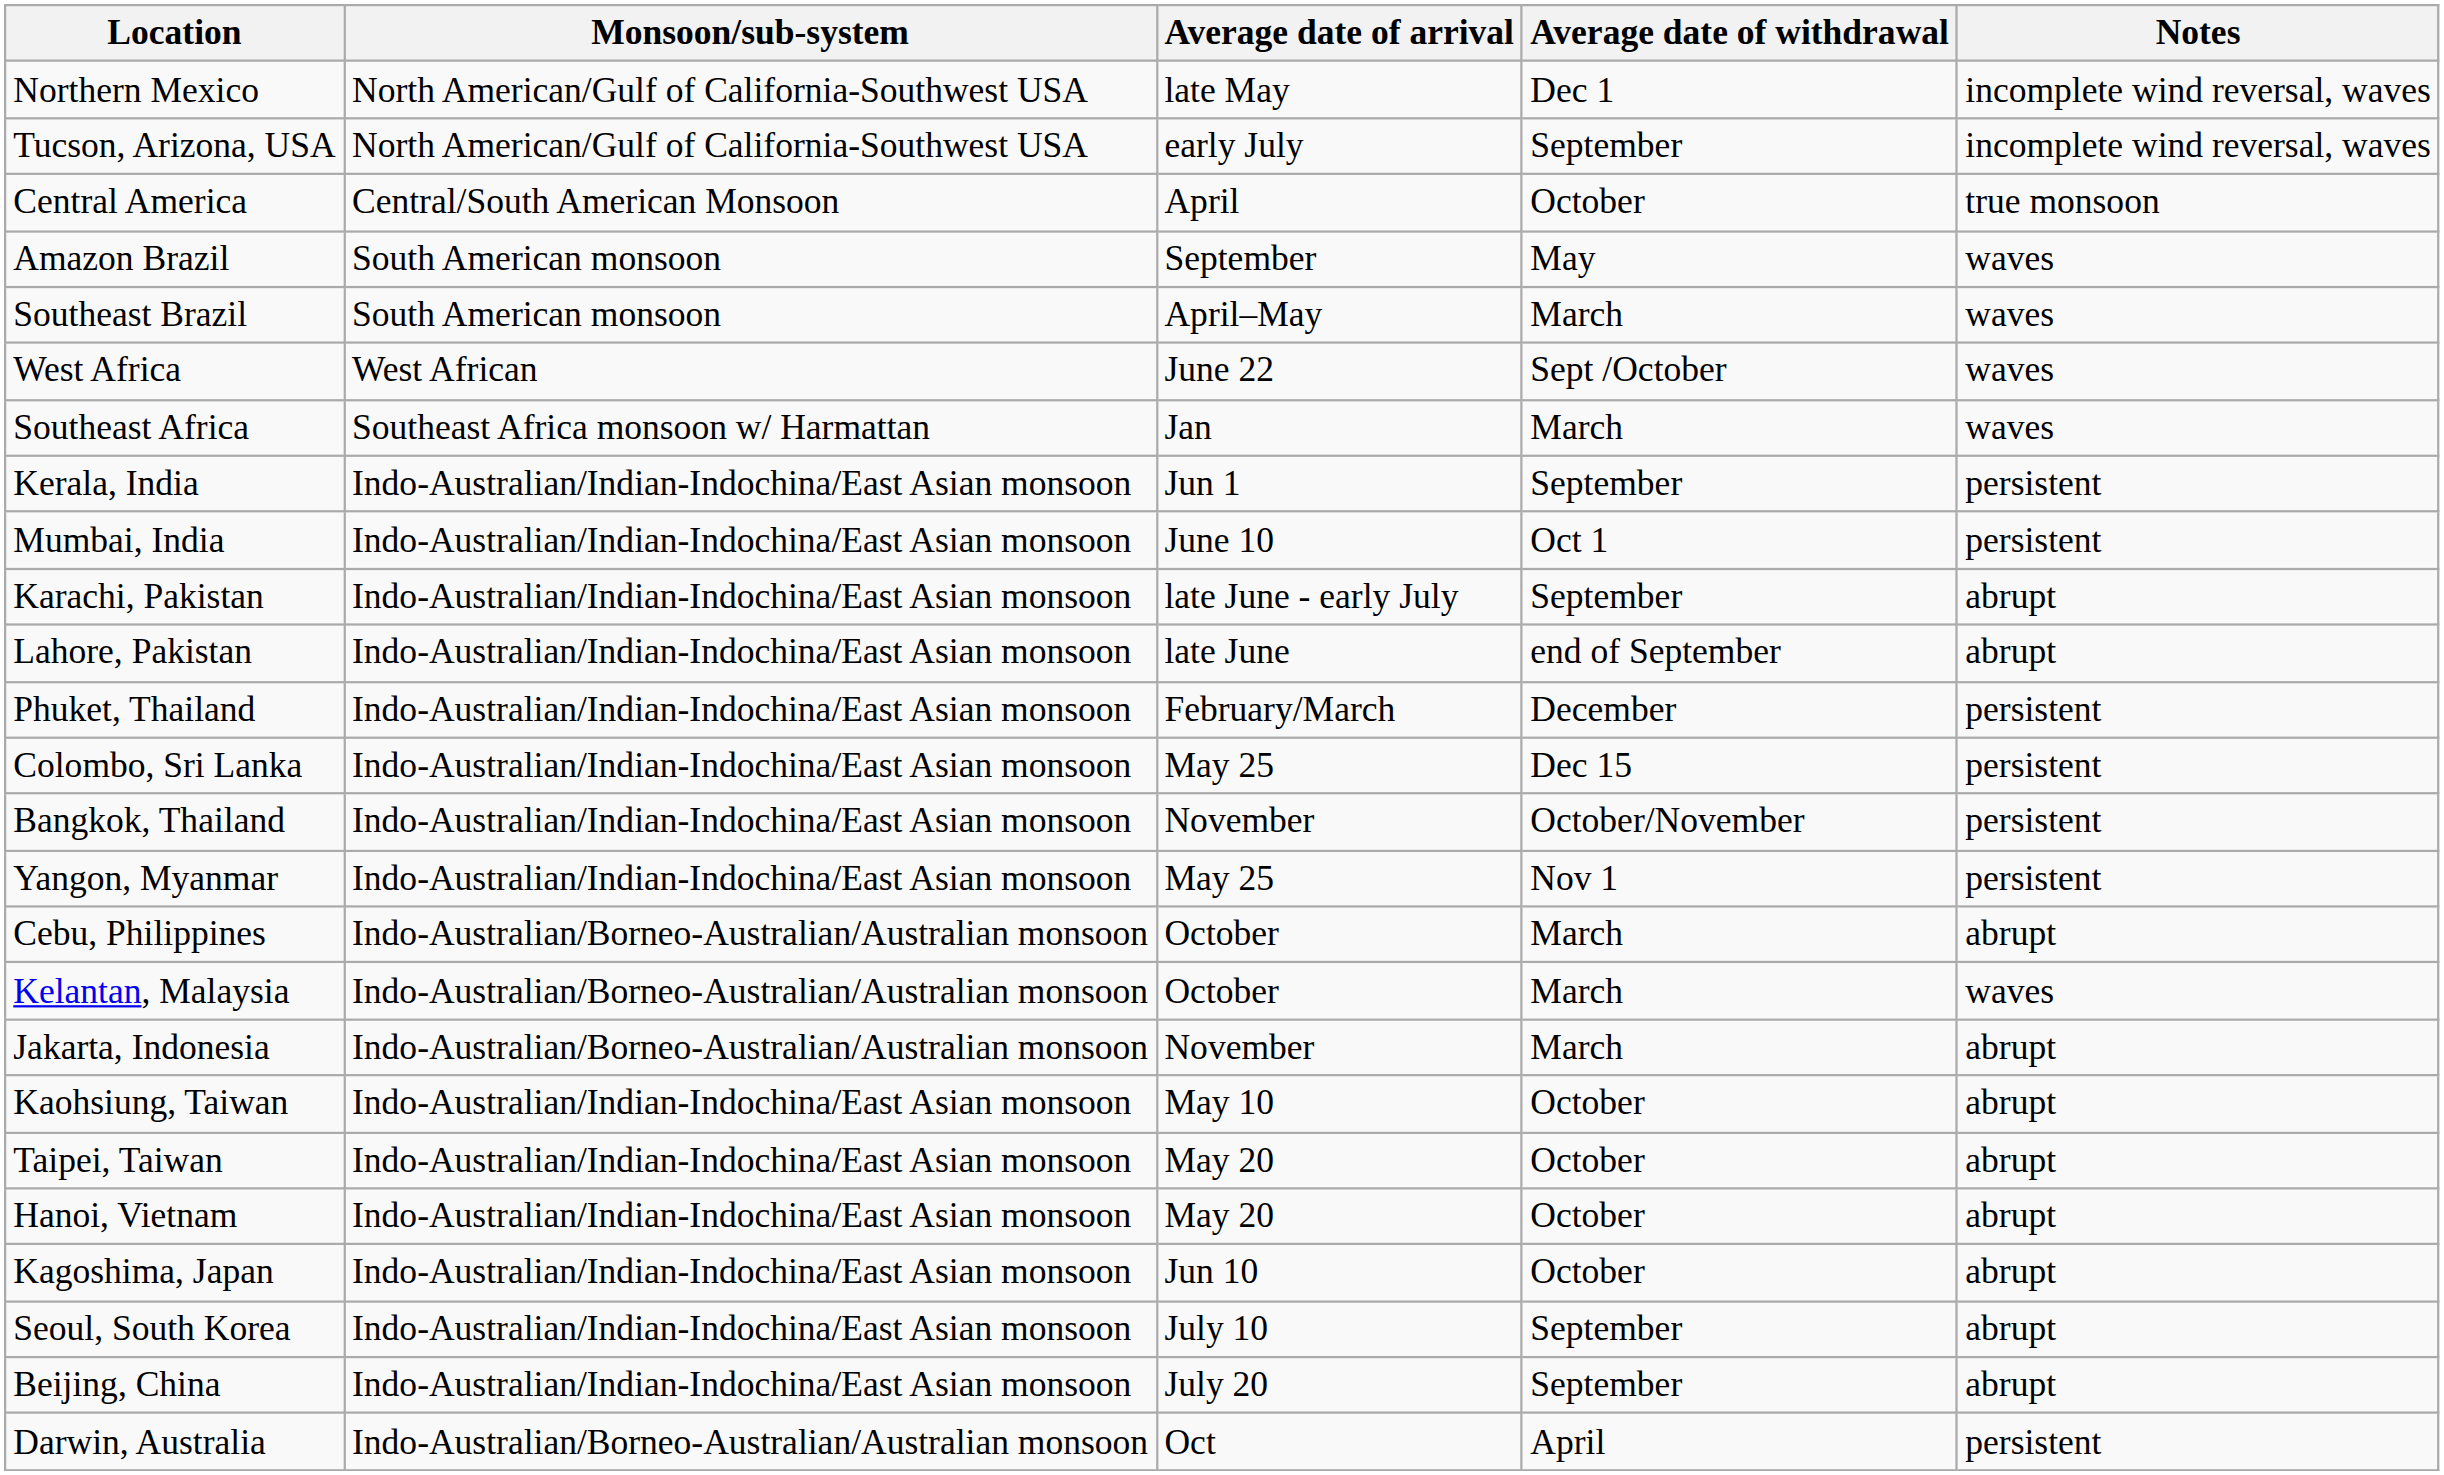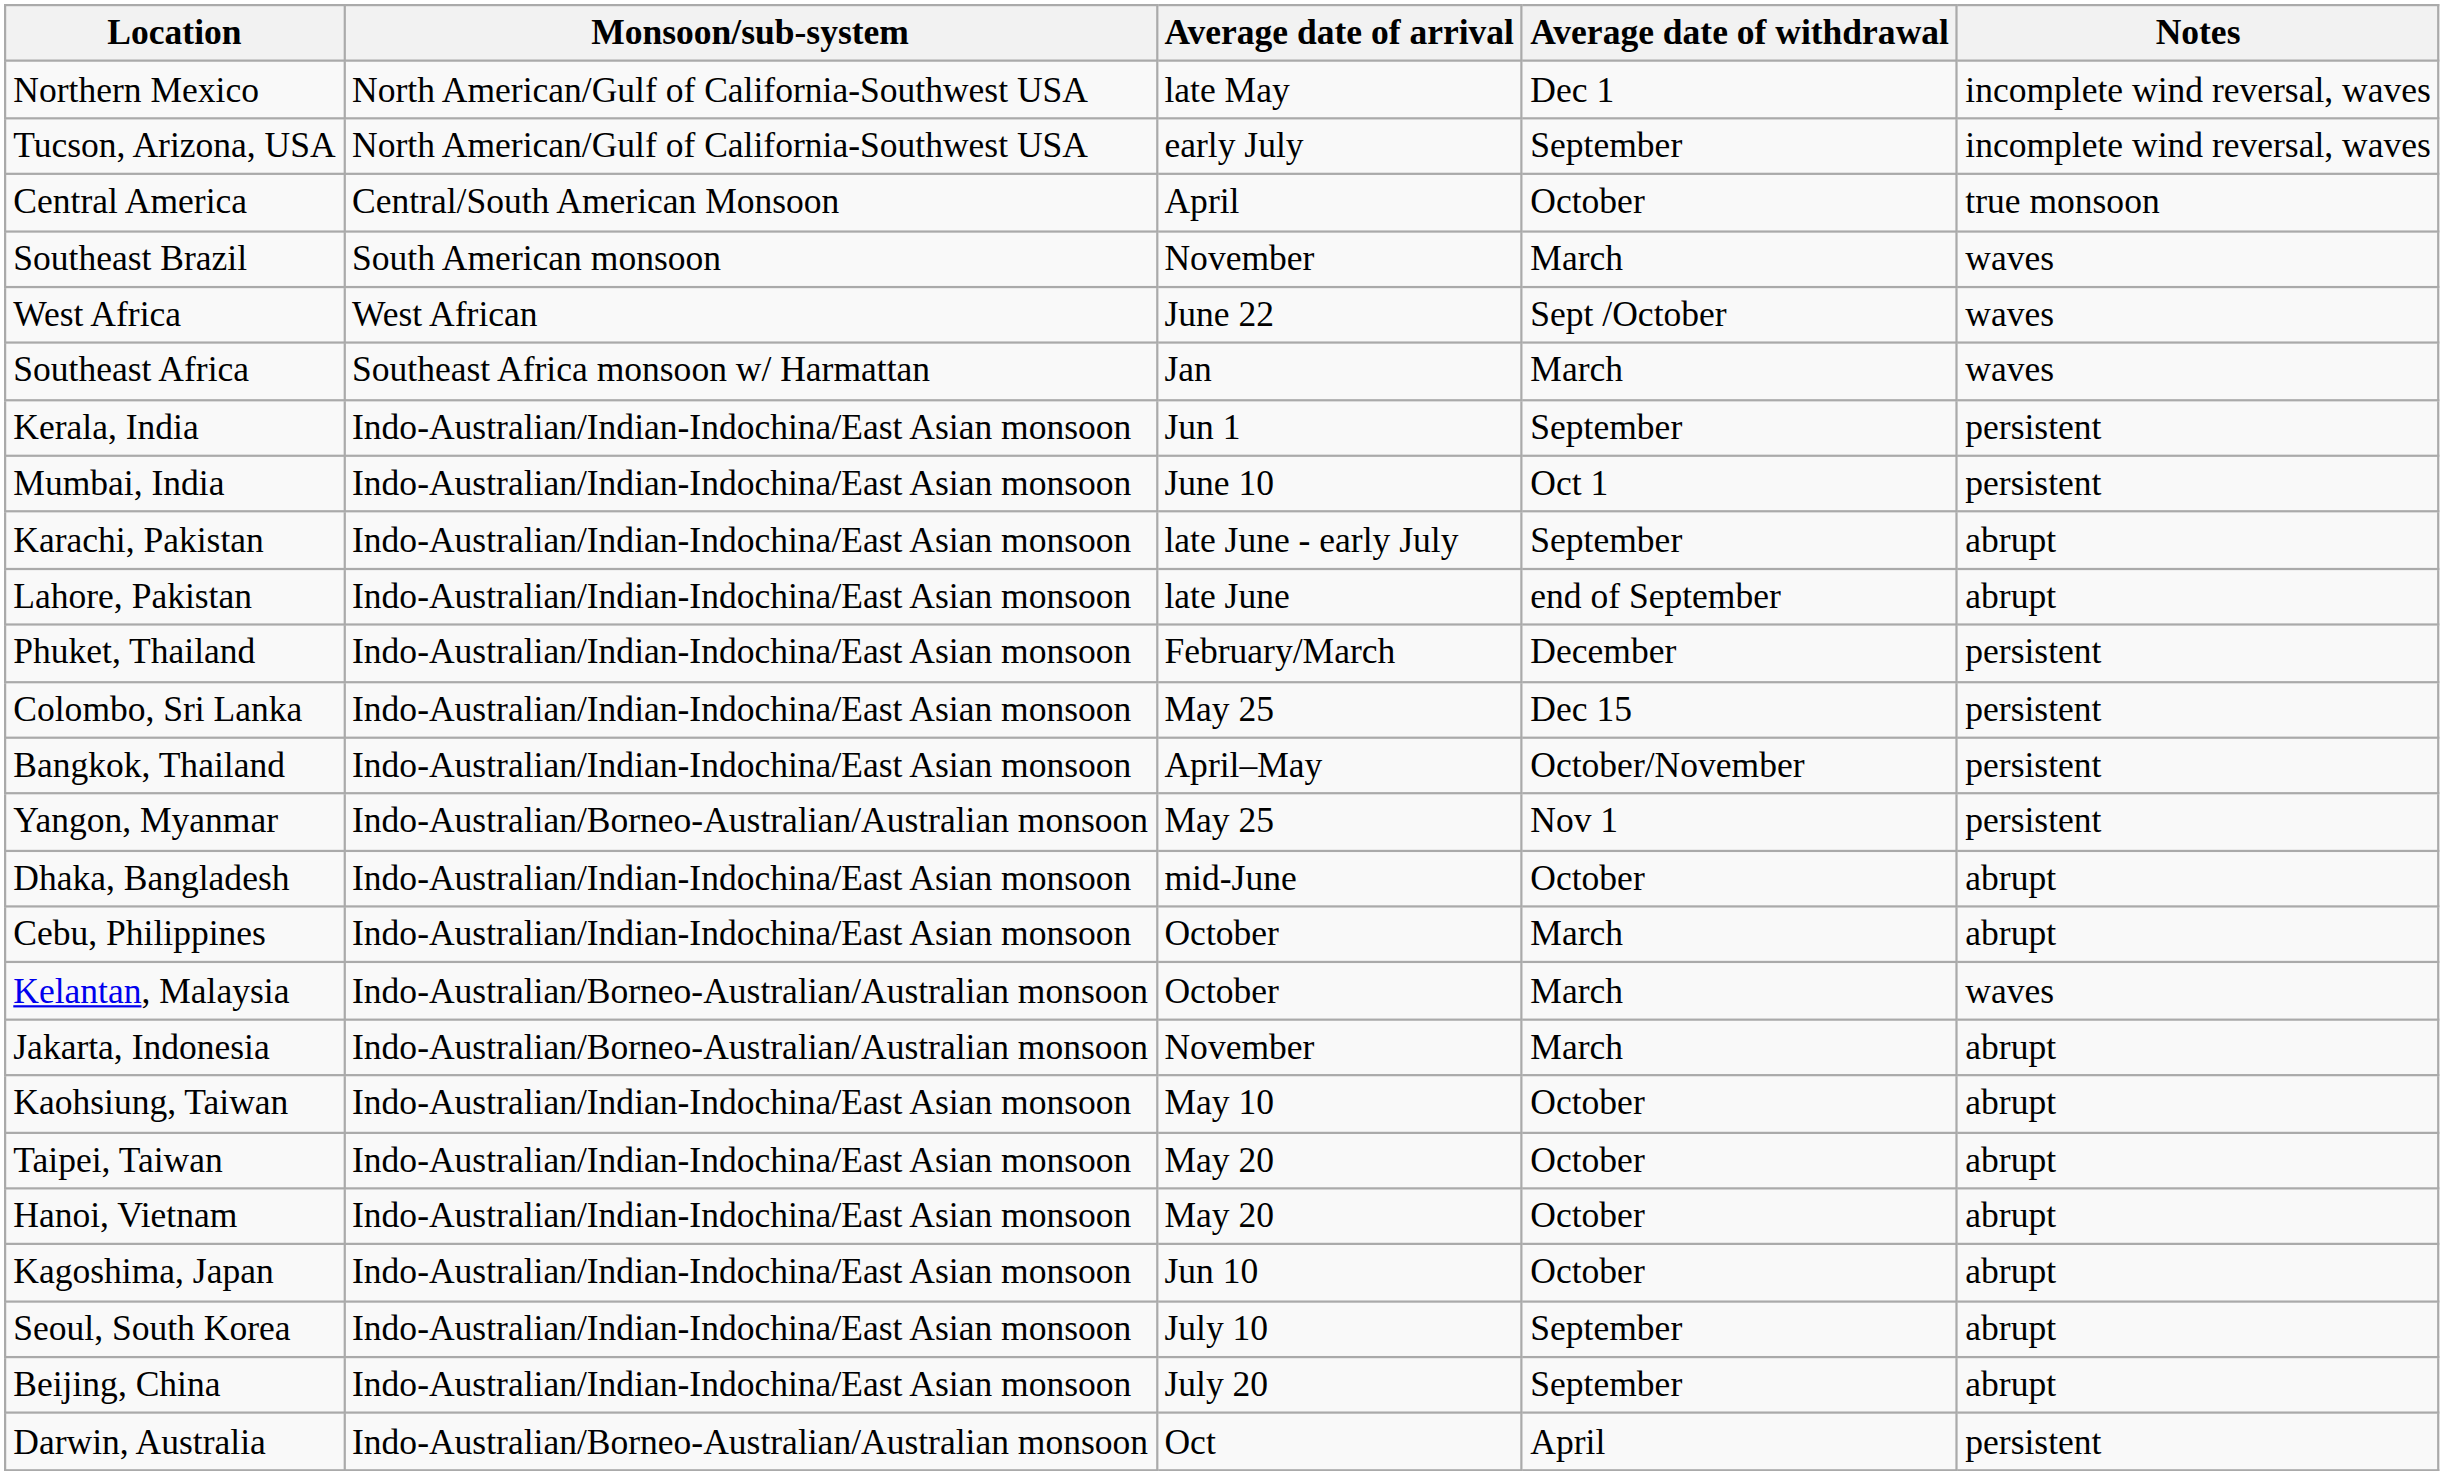- row: (121, 257)
(1243, 314) April–May -> (1239, 257) November
(1239, 821) November -> (1243, 764) April–May
(742, 877) Indo-Australian/Indian-Indochina/East Asian monsoon -> (750, 821) Indo-Australian/Borneo-Australian/Australian monsoon
+ row: (151, 877)
(750, 933) Indo-Australian/Borneo-Australian/Australian monsoon -> (742, 933) Indo-Australian/Indian-Indochina/East Asian monsoon
